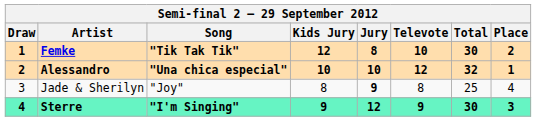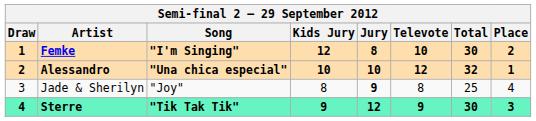(194, 51) "Tik Tak Tik" -> (194, 51) "I'm Singing"
(194, 107) "I'm Singing" -> (194, 107) "Tik Tak Tik"
